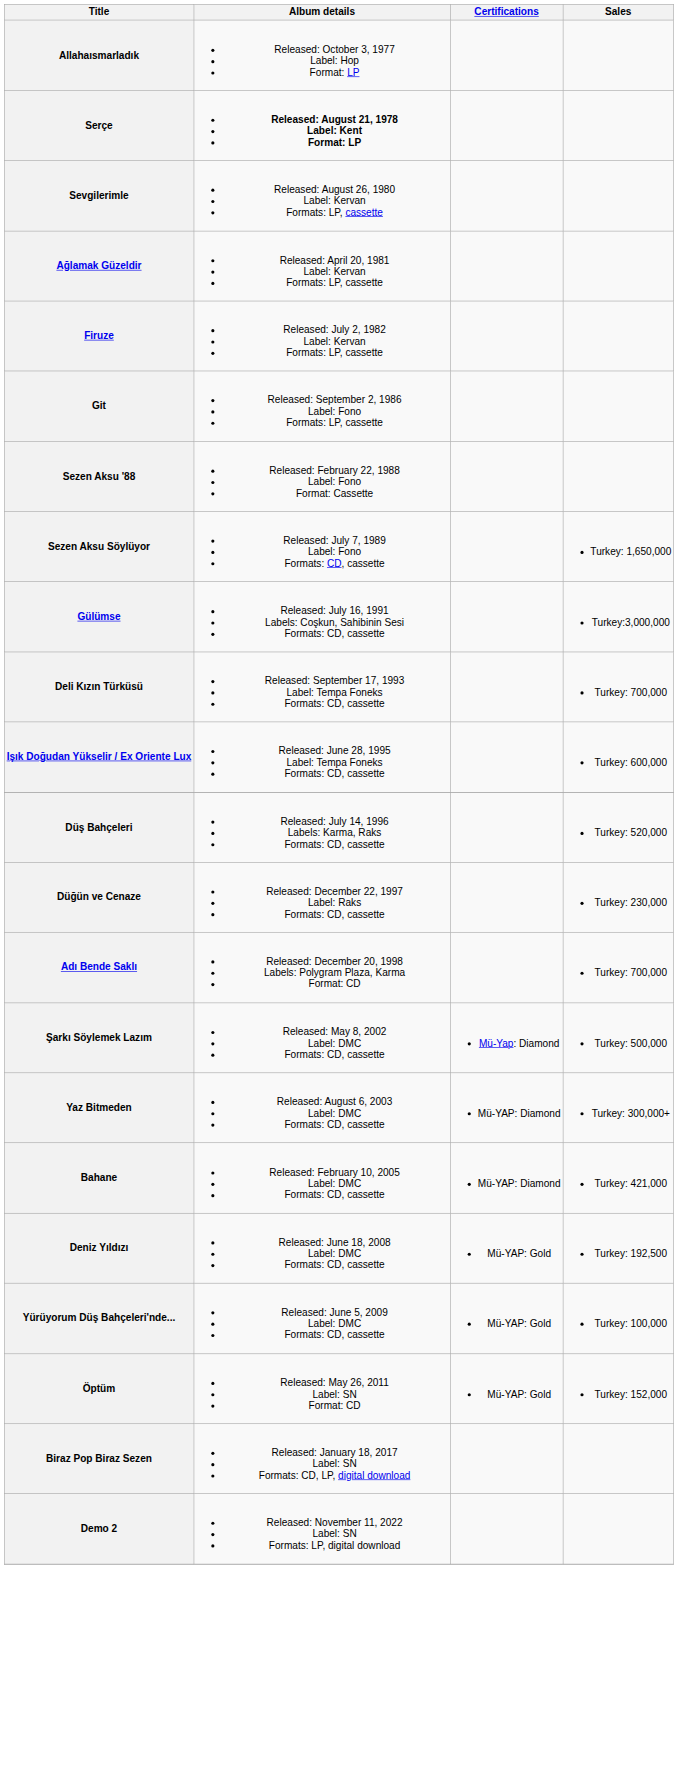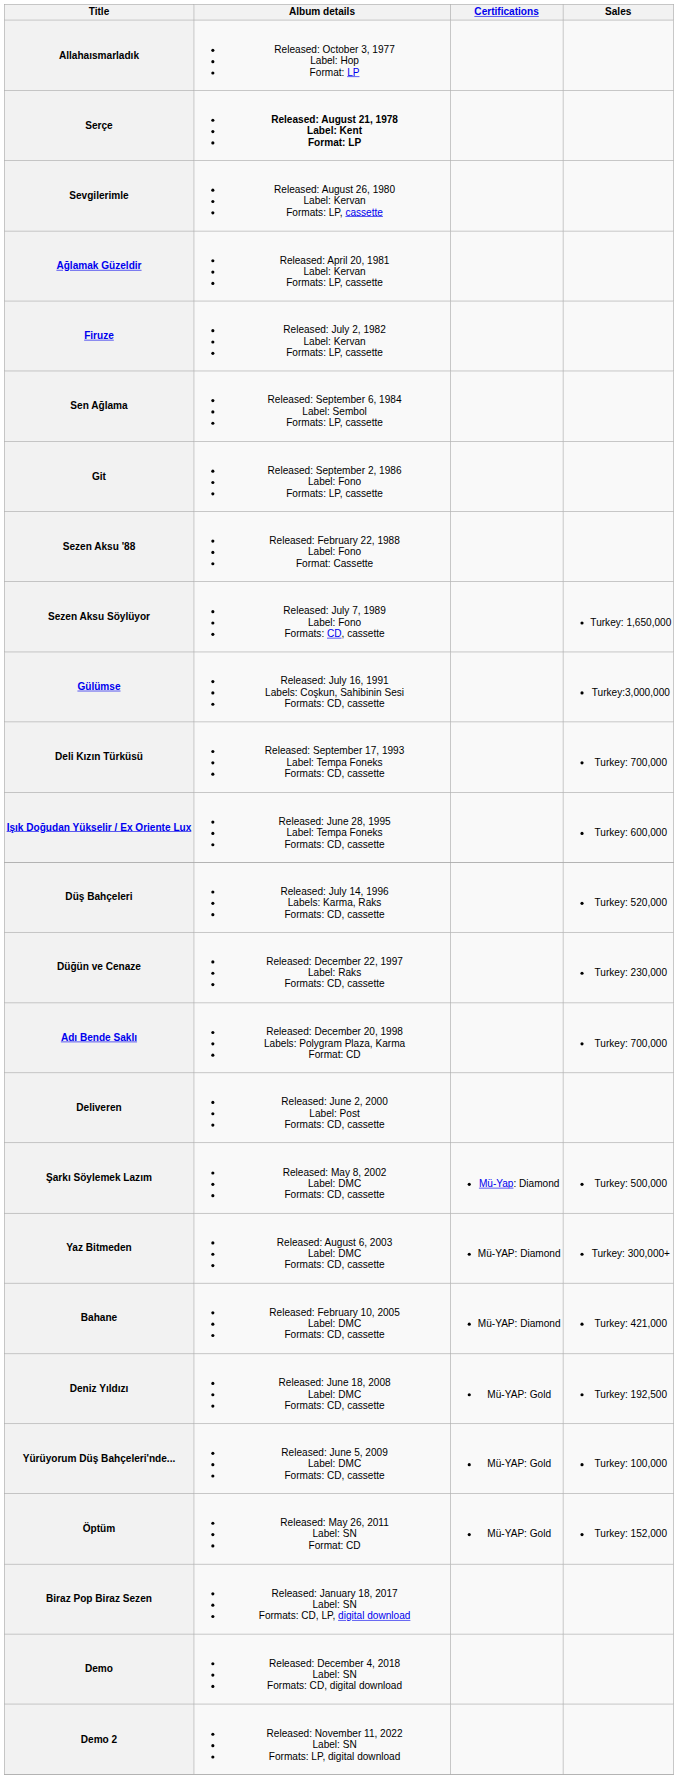+ row: (99, 406)
+ row: (99, 1108)
+ row: (99, 1669)
